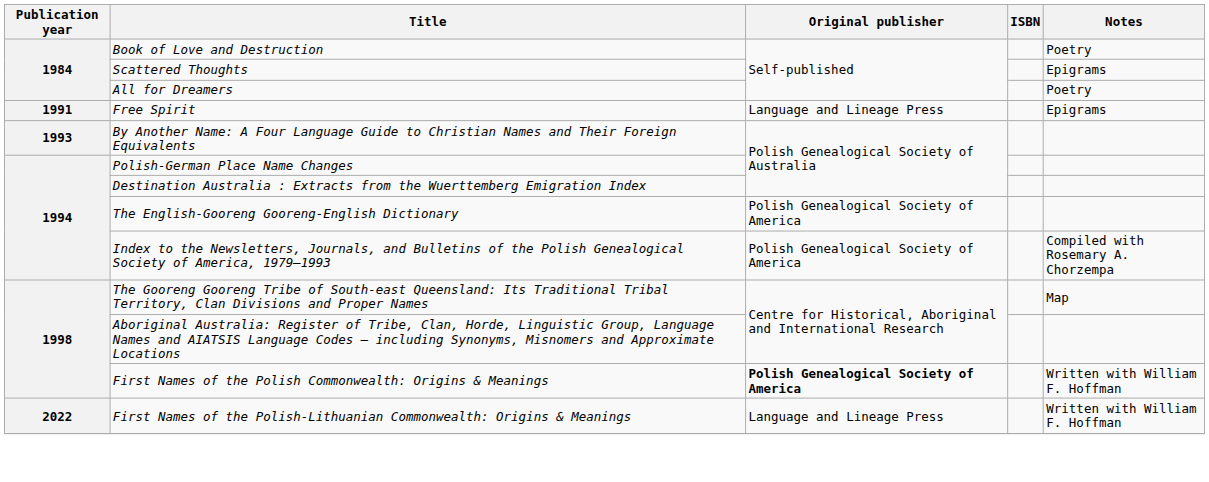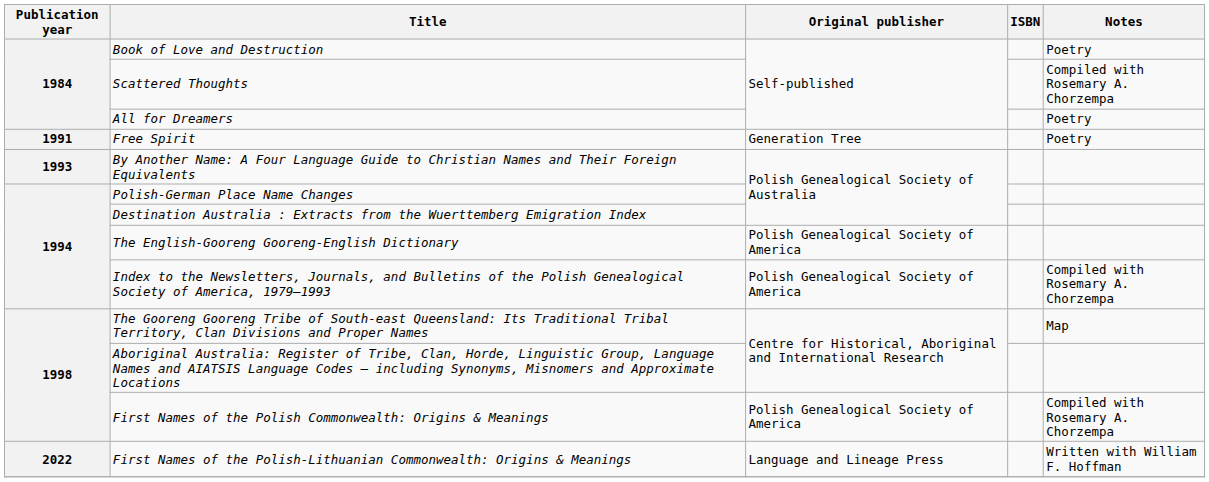(1076, 70) Epigrams -> (1095, 84) Compiled with Rosemary A. Chorzempa
(846, 110) Language and Lineage Press -> (805, 139) Generation Tree
(1076, 110) Epigrams -> (1069, 139) Poetry
(861, 381) bold -> (861, 417) normal
(1121, 381) Written with William F. Hoffman -> (1095, 417) Compiled with Rosemary A. Chorzempa
